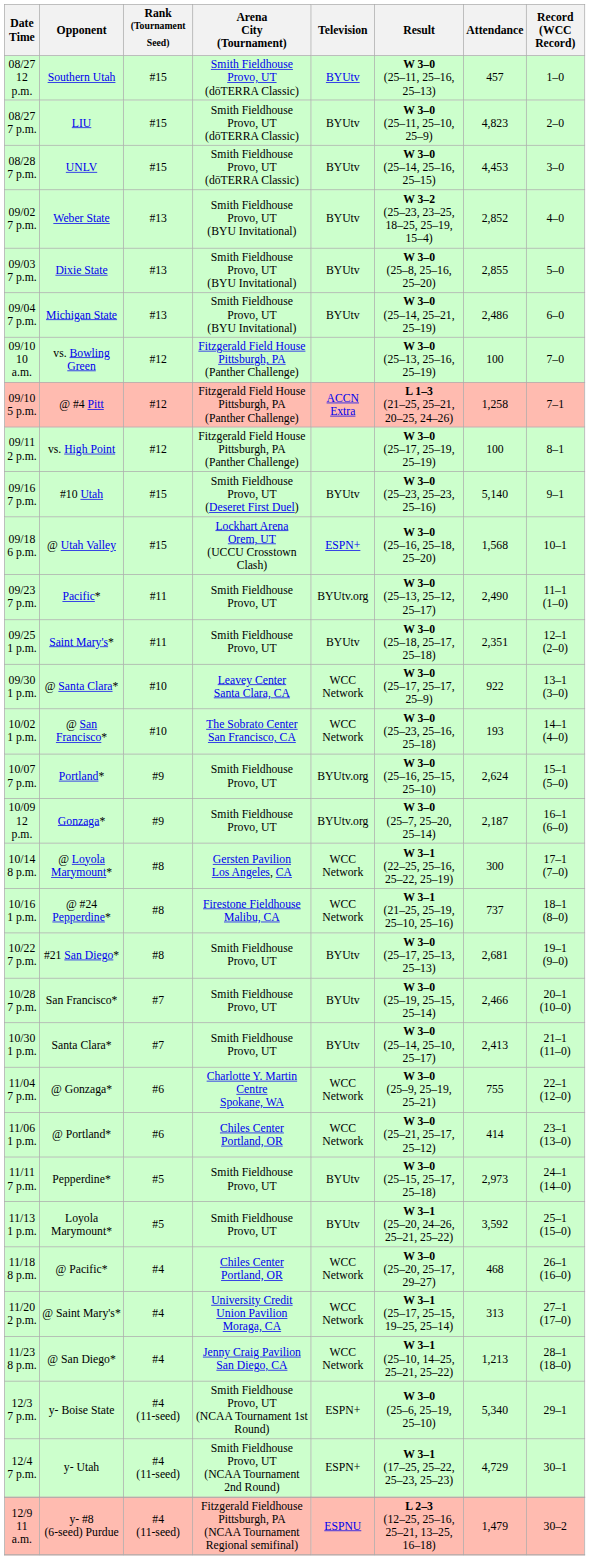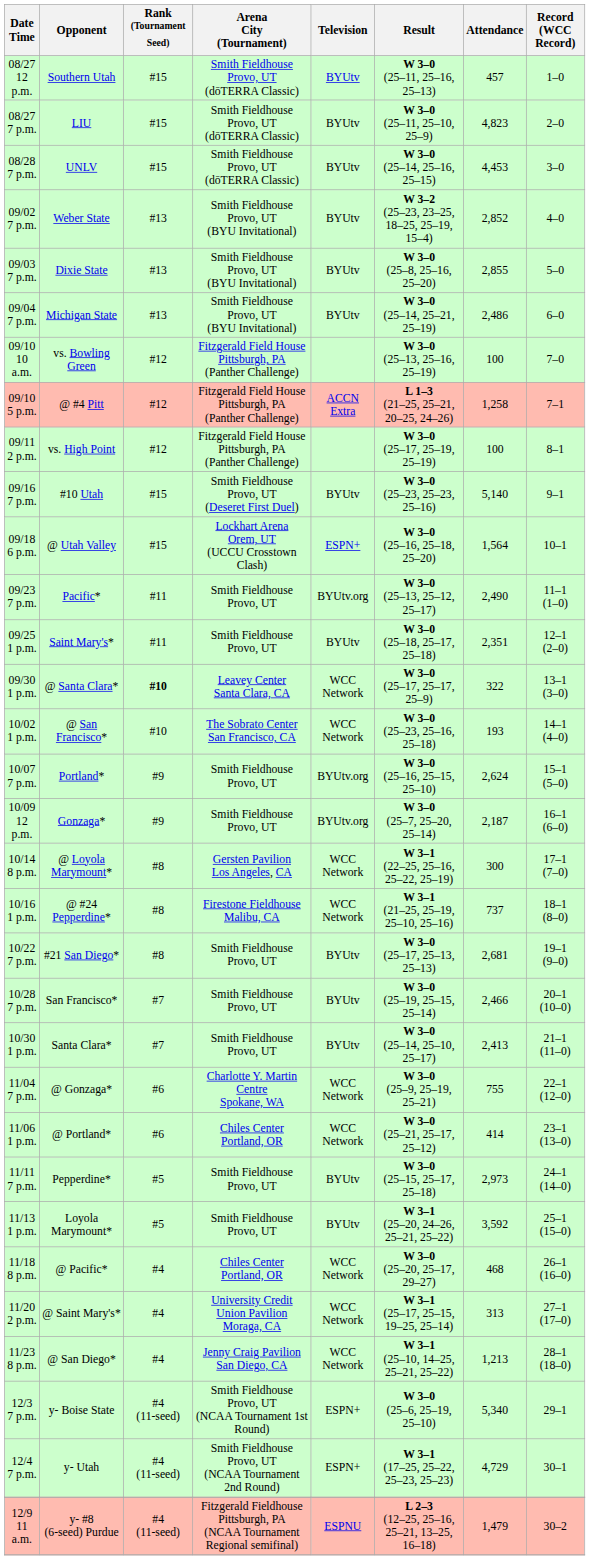(495, 545) 1,568 -> (495, 545) 1,564
(158, 686) normal -> (158, 686) bold
(495, 686) 922 -> (495, 686) 322
